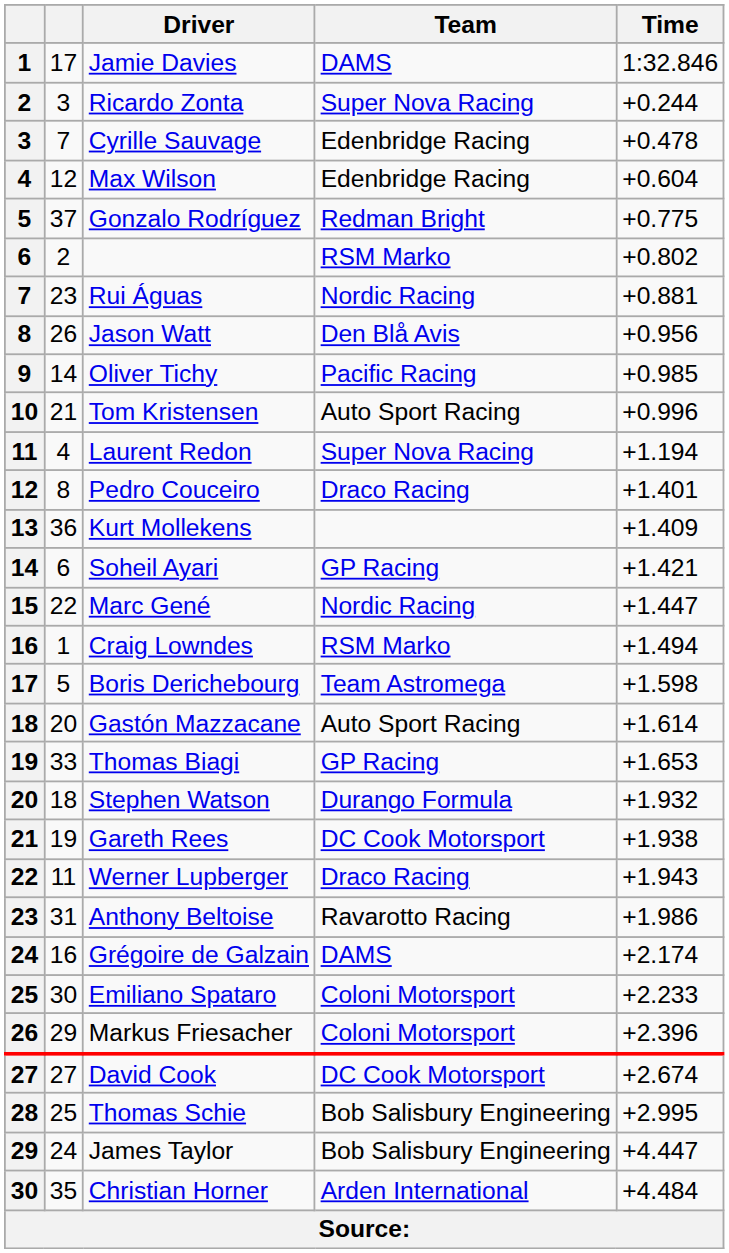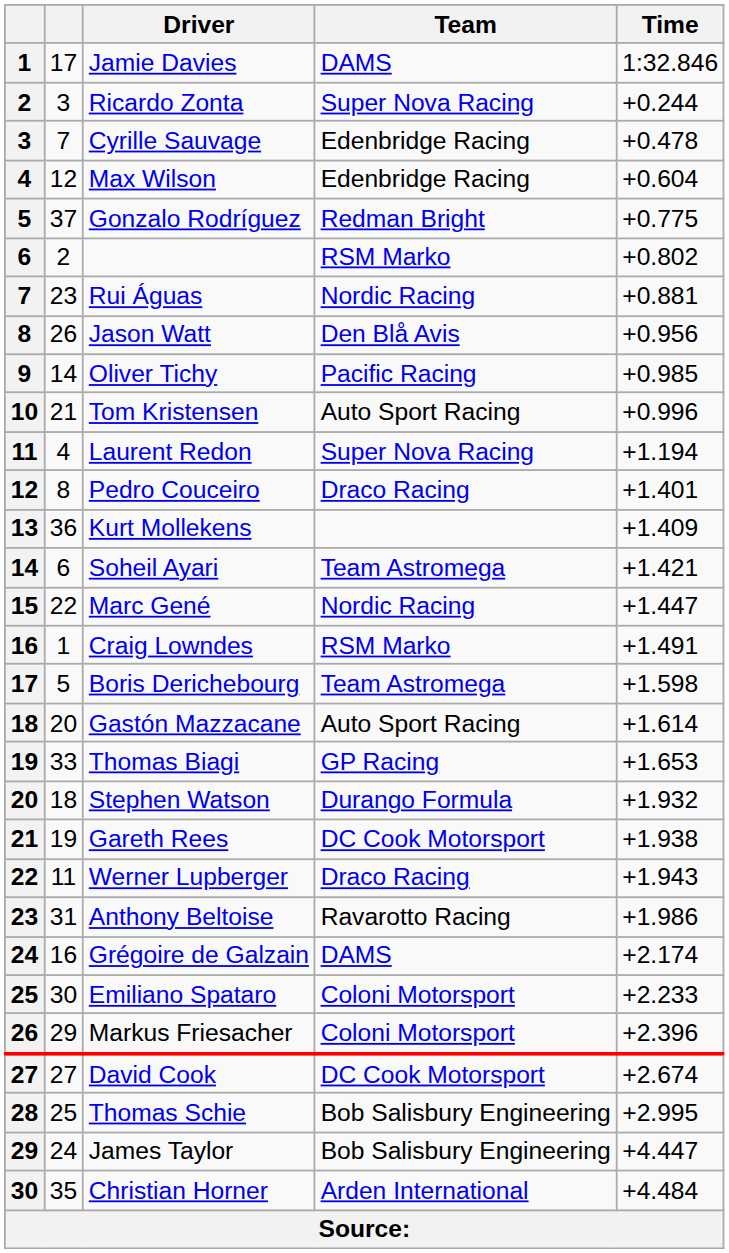(380, 567) GP Racing -> (413, 567) Team Astromega
(660, 645) +1.494 -> (660, 645) +1.491
